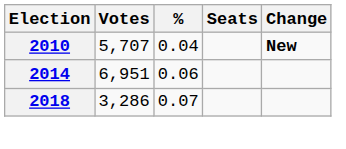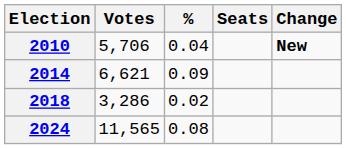(124, 46) 5,707 -> (124, 46) 5,706
(124, 74) 6,951 -> (124, 74) 6,621
(178, 74) 0.06 -> (188, 74) 0.09
(178, 102) 0.07 -> (188, 102) 0.02
+ row: (50, 130)
